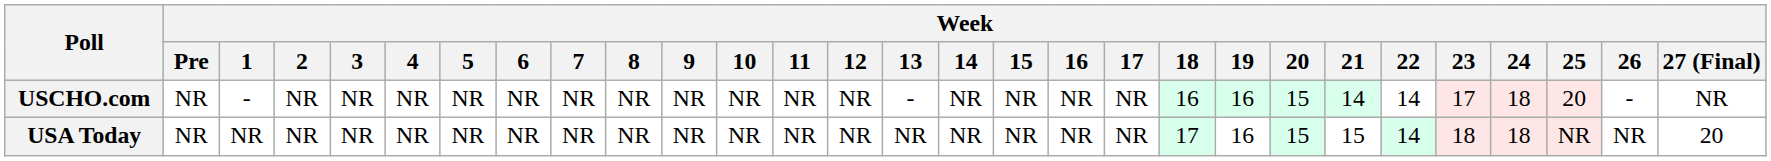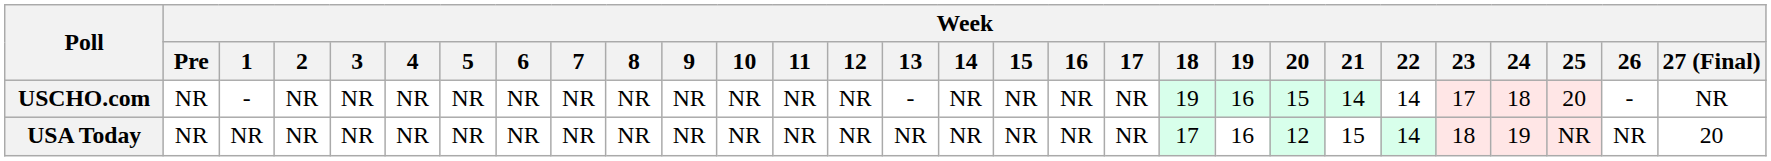(1187, 98) 16 -> (1187, 98) 19
(1298, 135) 15 -> (1298, 135) 12
(1519, 135) 18 -> (1519, 135) 19
